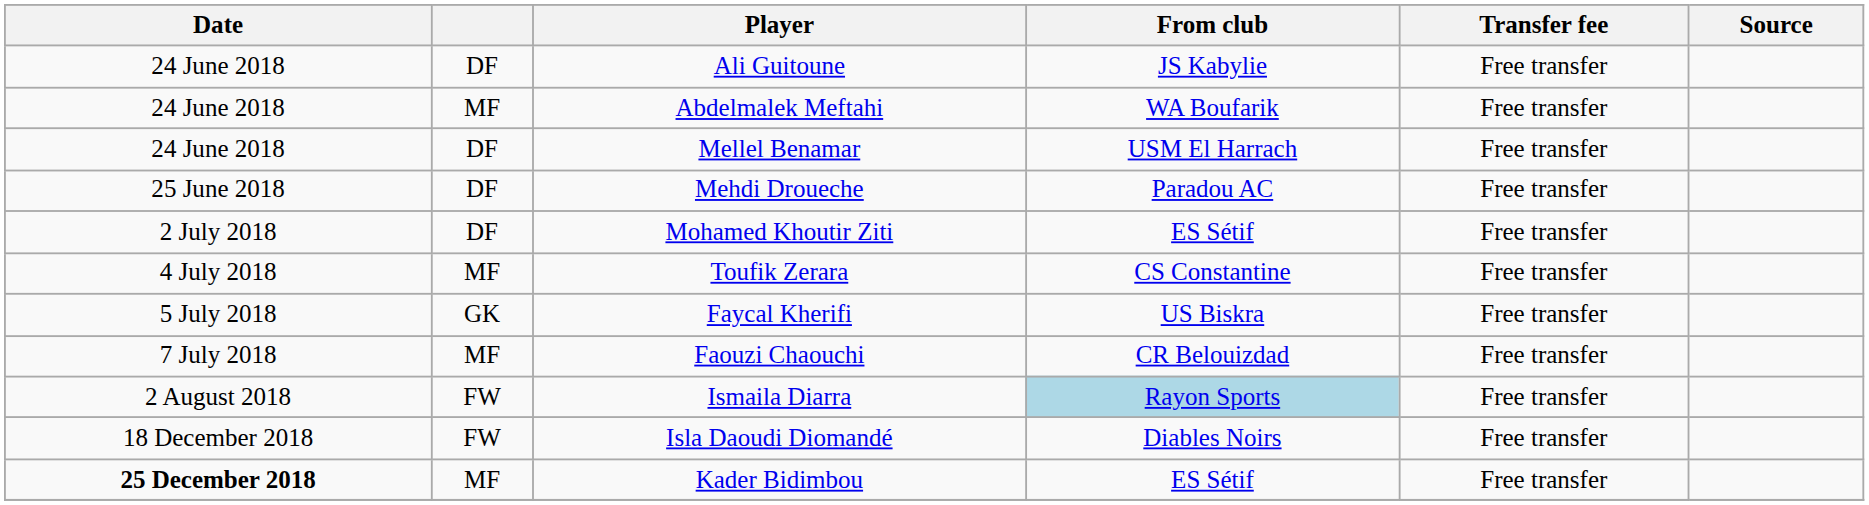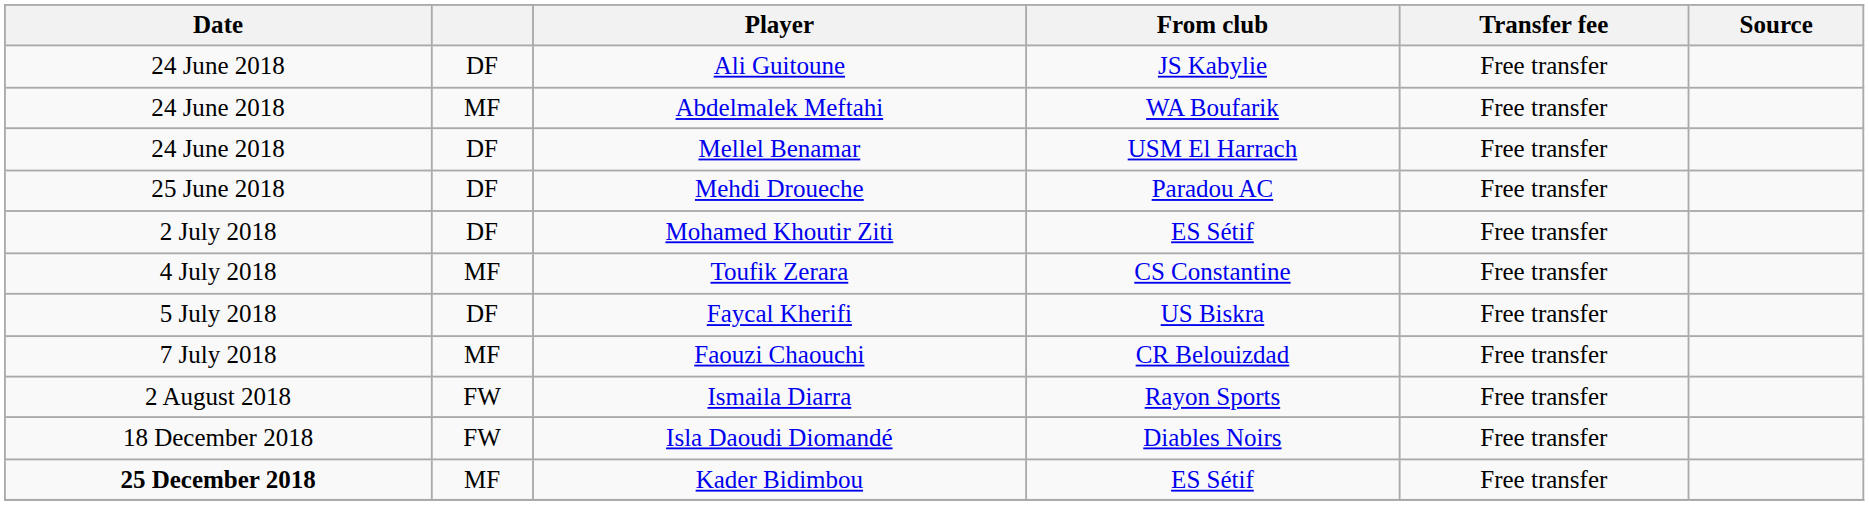(482, 313) GK -> (482, 313) DF
(1212, 396) lightblue background -> (1212, 396) no background
